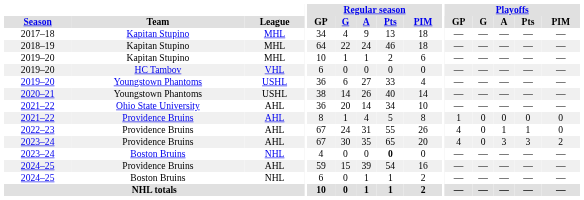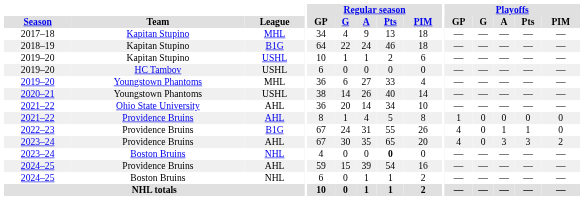(275, 46) MHL -> (275, 46) B1G
(275, 58) MHL -> (275, 58) USHL
(275, 70) VHL -> (275, 70) USHL
(275, 82) USHL -> (275, 82) MHL
(275, 130) AHL -> (275, 130) B1G
